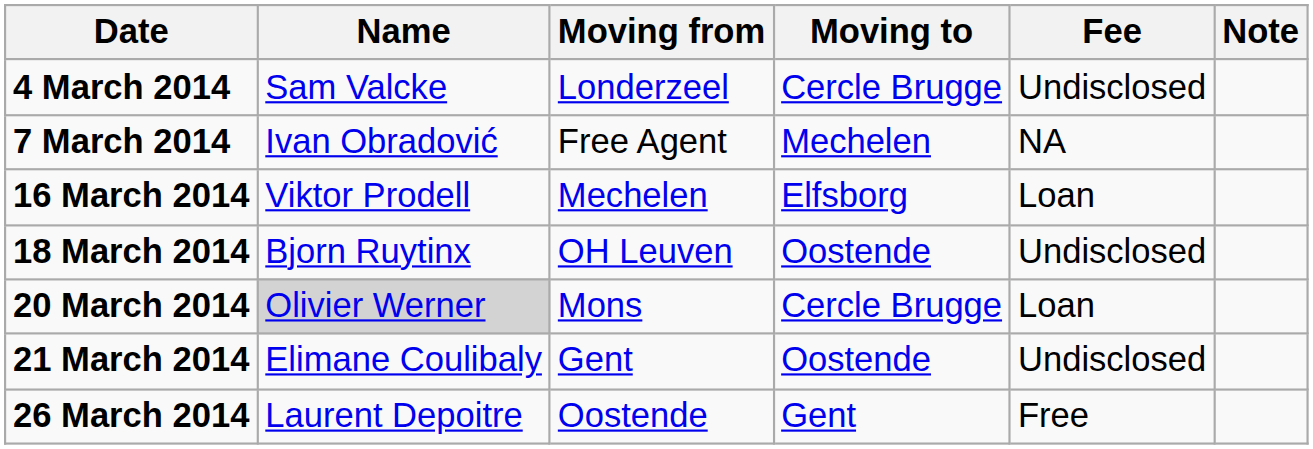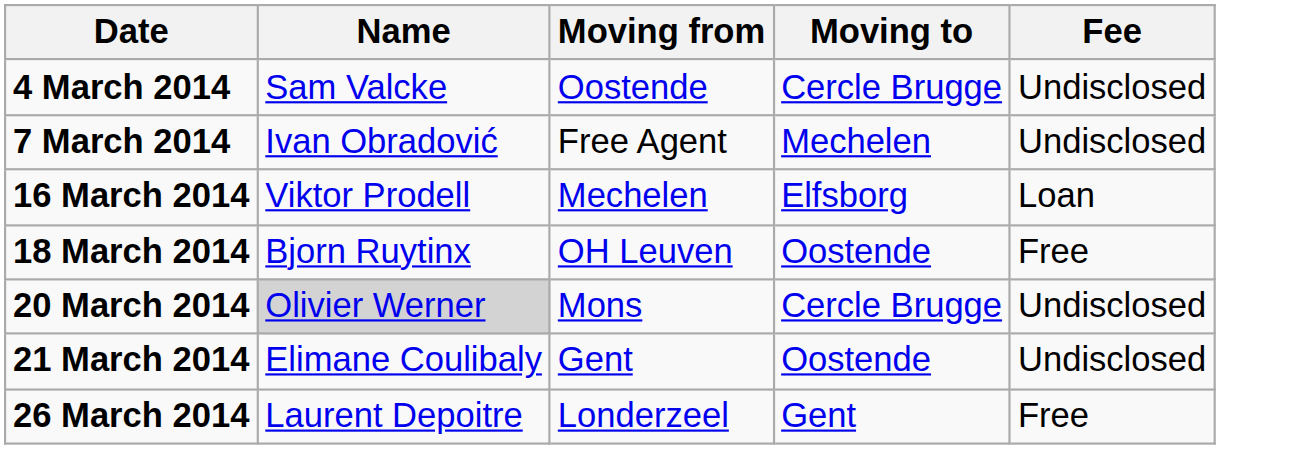- column: (1261, 31)
(643, 86) Londerzeel -> (633, 86) Oostende
(1042, 141) NA -> (1112, 141) Undisclosed
(1112, 251) Undisclosed -> (1054, 251) Free
(1056, 305) Loan -> (1112, 305) Undisclosed
(633, 415) Oostende -> (643, 415) Londerzeel
